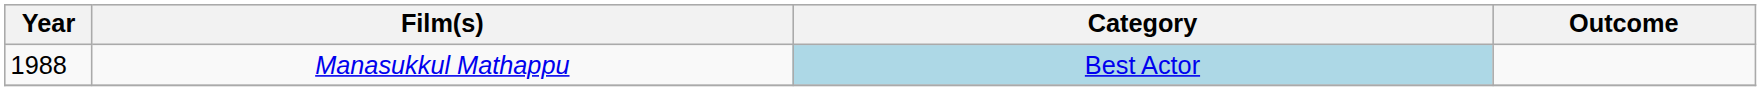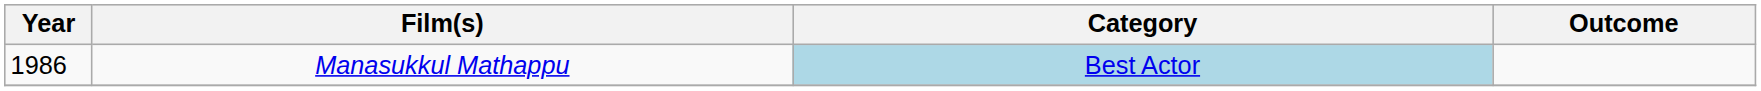(39, 64) 1988 -> (39, 64) 1986
